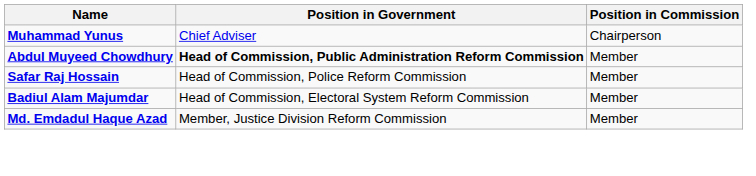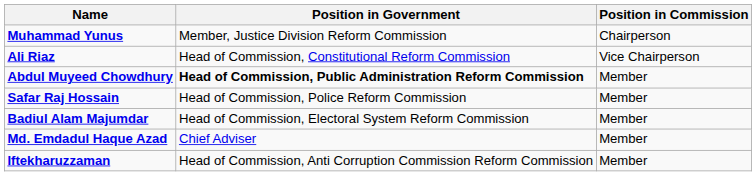(218, 35) Chief Adviser -> (313, 35) Member, Justice Division Reform Commission
+ row: (31, 56)
(313, 118) Member, Justice Division Reform Commission -> (218, 139) Chief Adviser
+ row: (59, 160)
